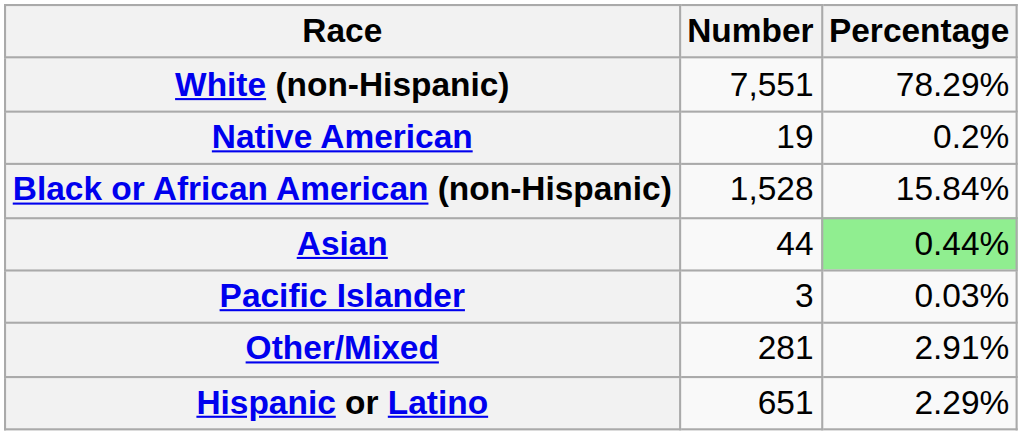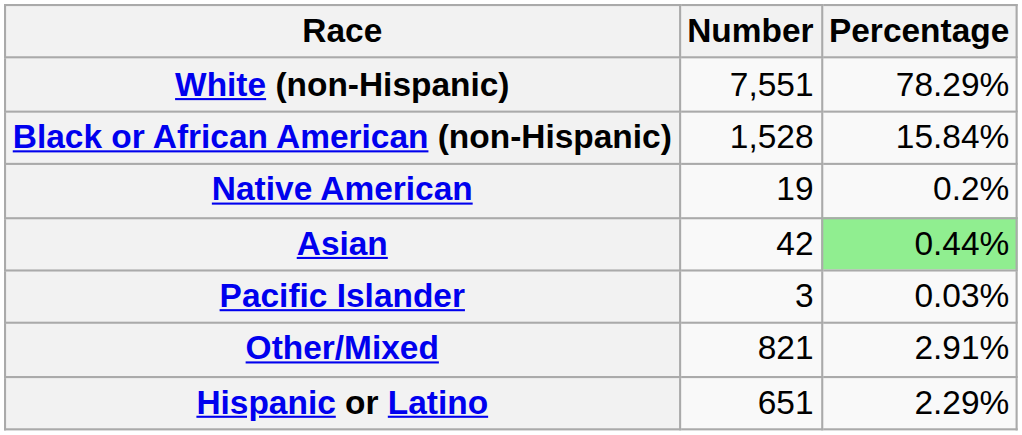rows swapped: (342, 190) <-> (342, 137)
(795, 243) 44 -> (795, 243) 42
(786, 349) 281 -> (786, 349) 821
